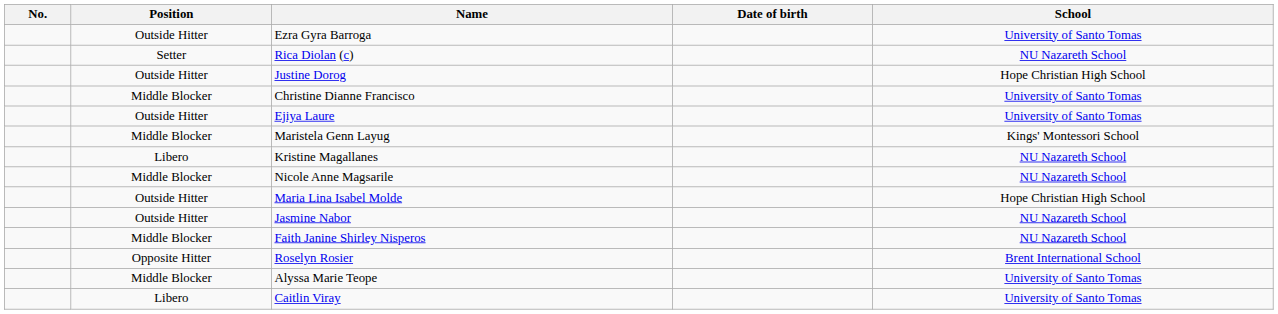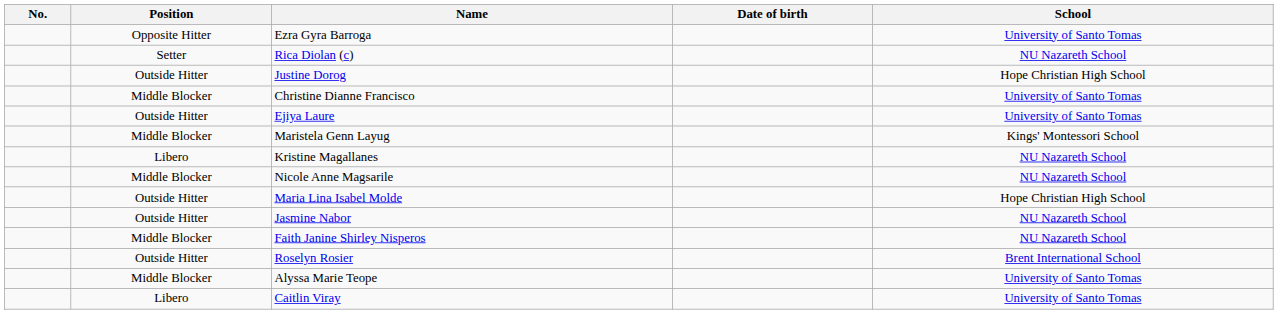(171, 34) Outside Hitter -> (171, 34) Opposite Hitter
(171, 258) Opposite Hitter -> (171, 258) Outside Hitter
